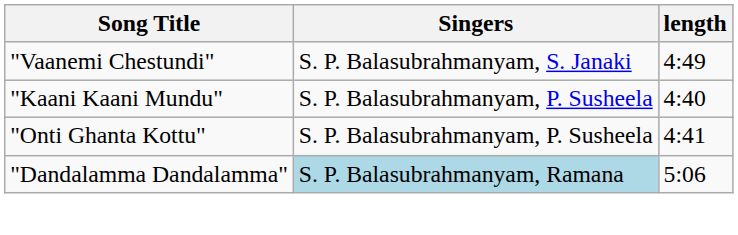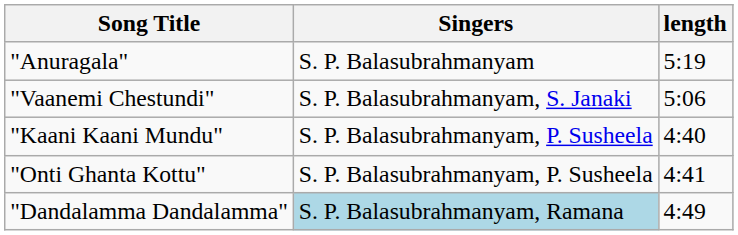+ row: (69, 60)
(685, 60) 4:49 -> (685, 98) 5:06
(685, 173) 5:06 -> (685, 211) 4:49
